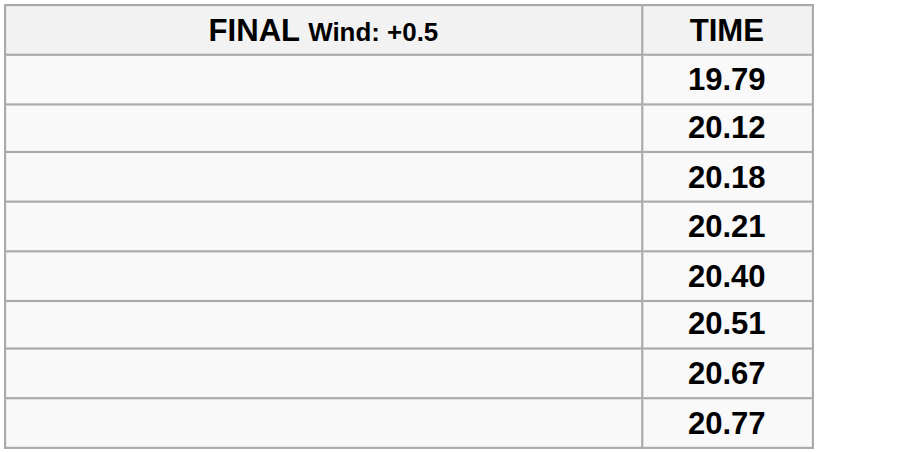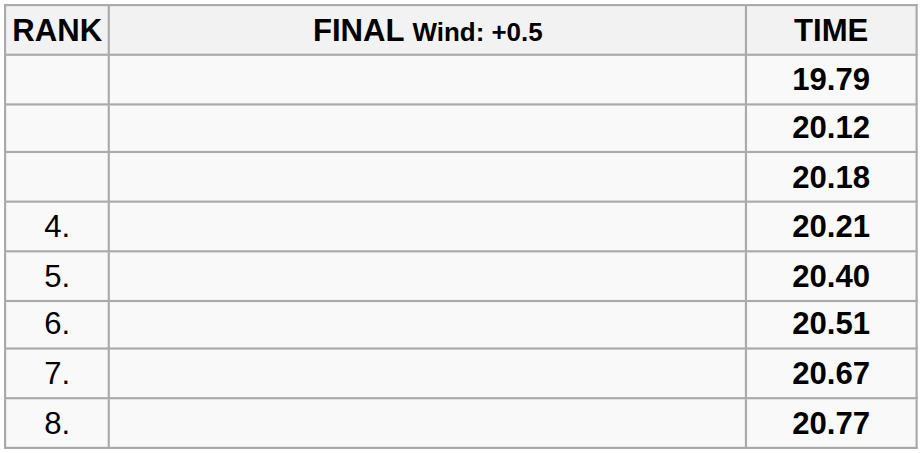+ column: (57, 30)
